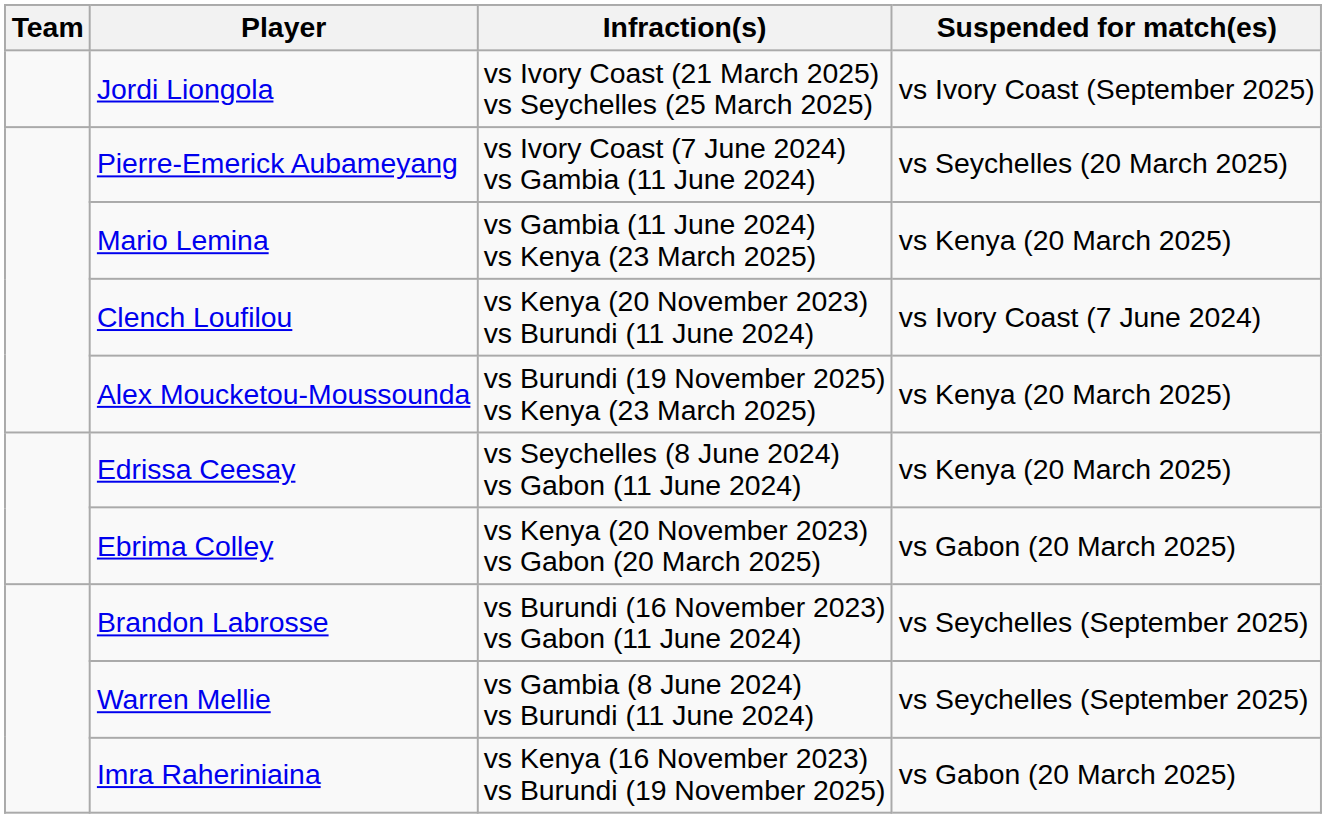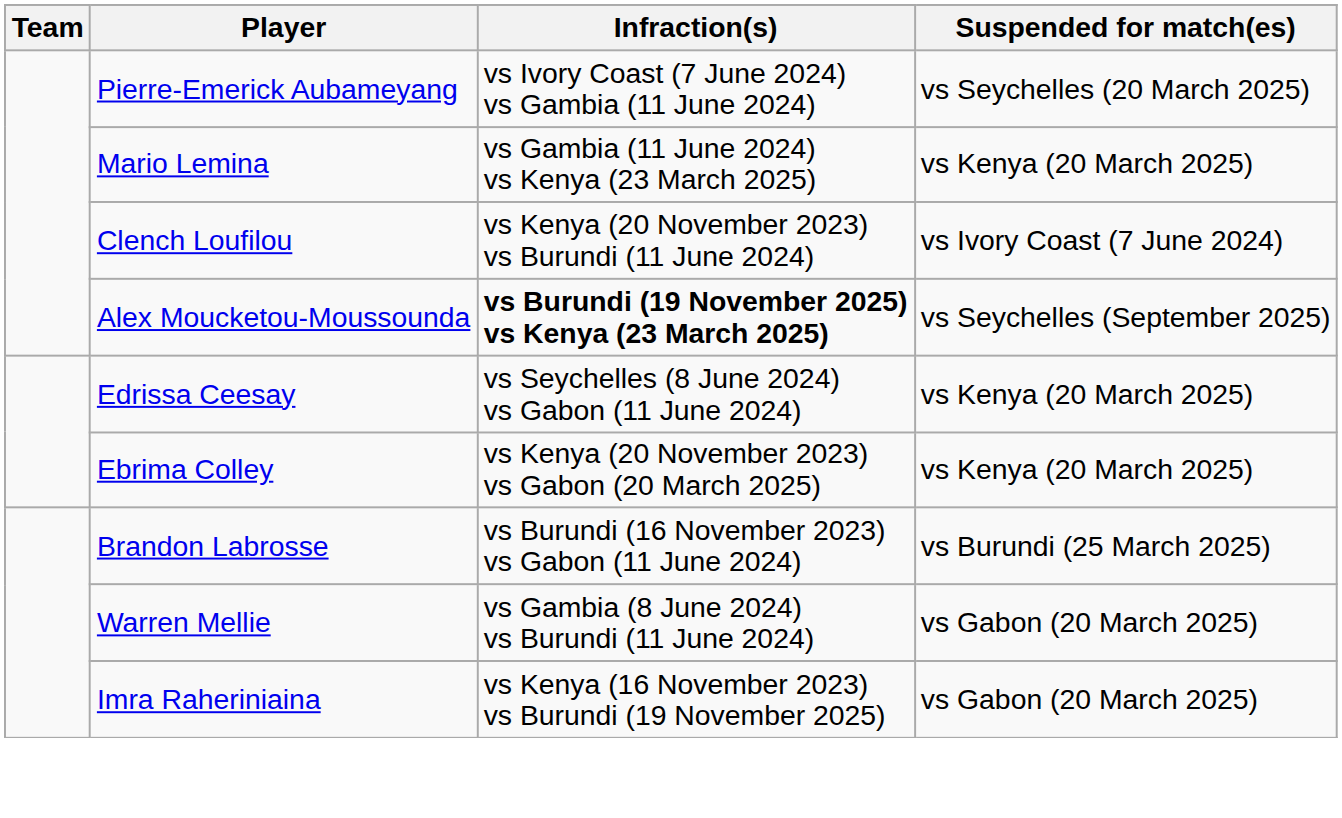- row: (185, 88)
(685, 394) normal -> (696, 317) bold
(1065, 394) vs Kenya (20 March 2025) -> (1126, 317) vs Seychelles (September 2025)
(1067, 546) vs Gabon (20 March 2025) -> (1087, 470) vs Kenya (20 March 2025)
(1104, 623) vs Seychelles (September 2025) -> (1096, 546) vs Burundi (25 March 2025)
(1104, 699) vs Seychelles (September 2025) -> (1089, 623) vs Gabon (20 March 2025)
